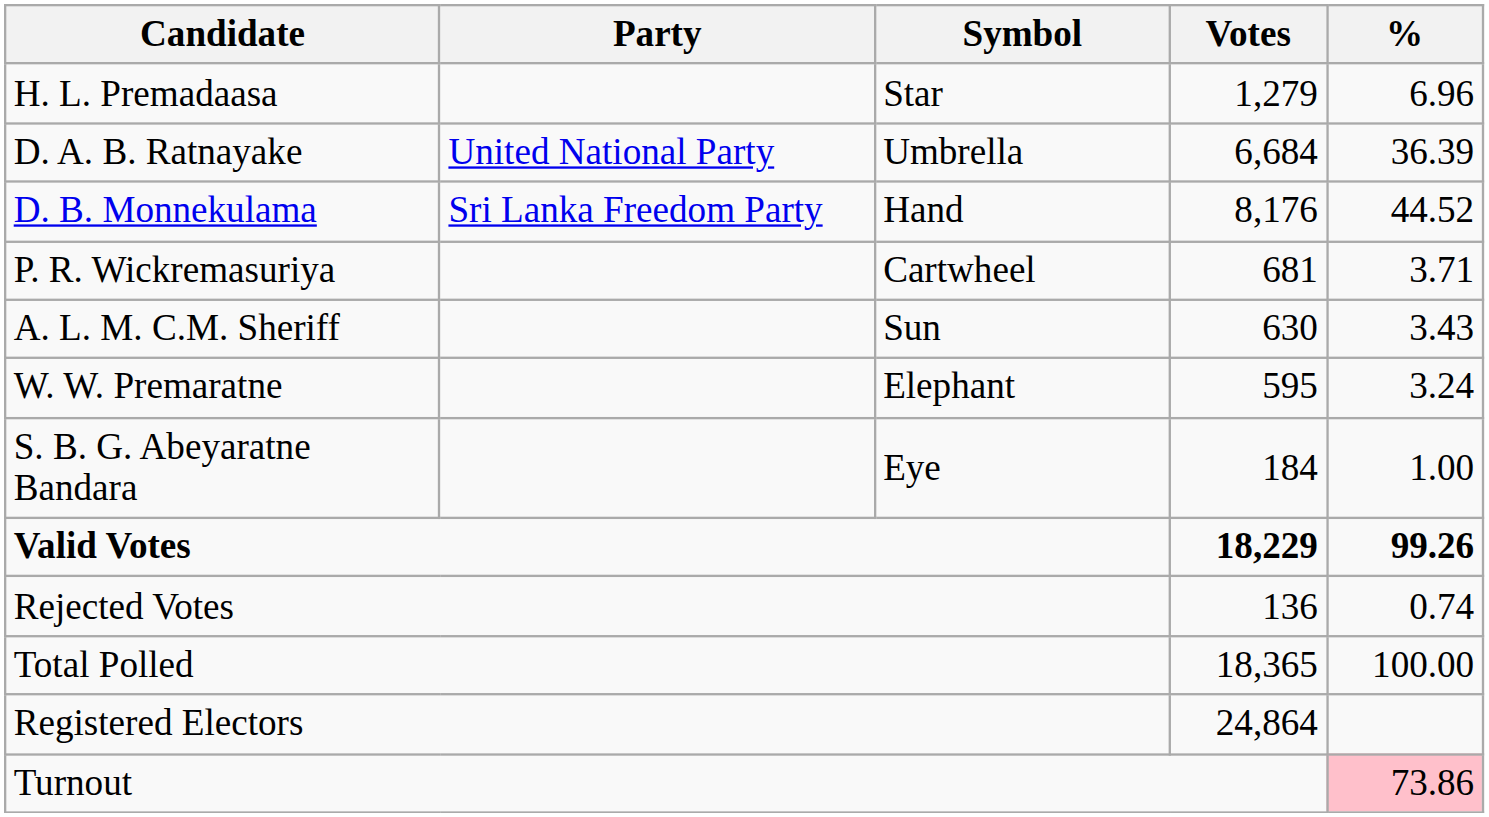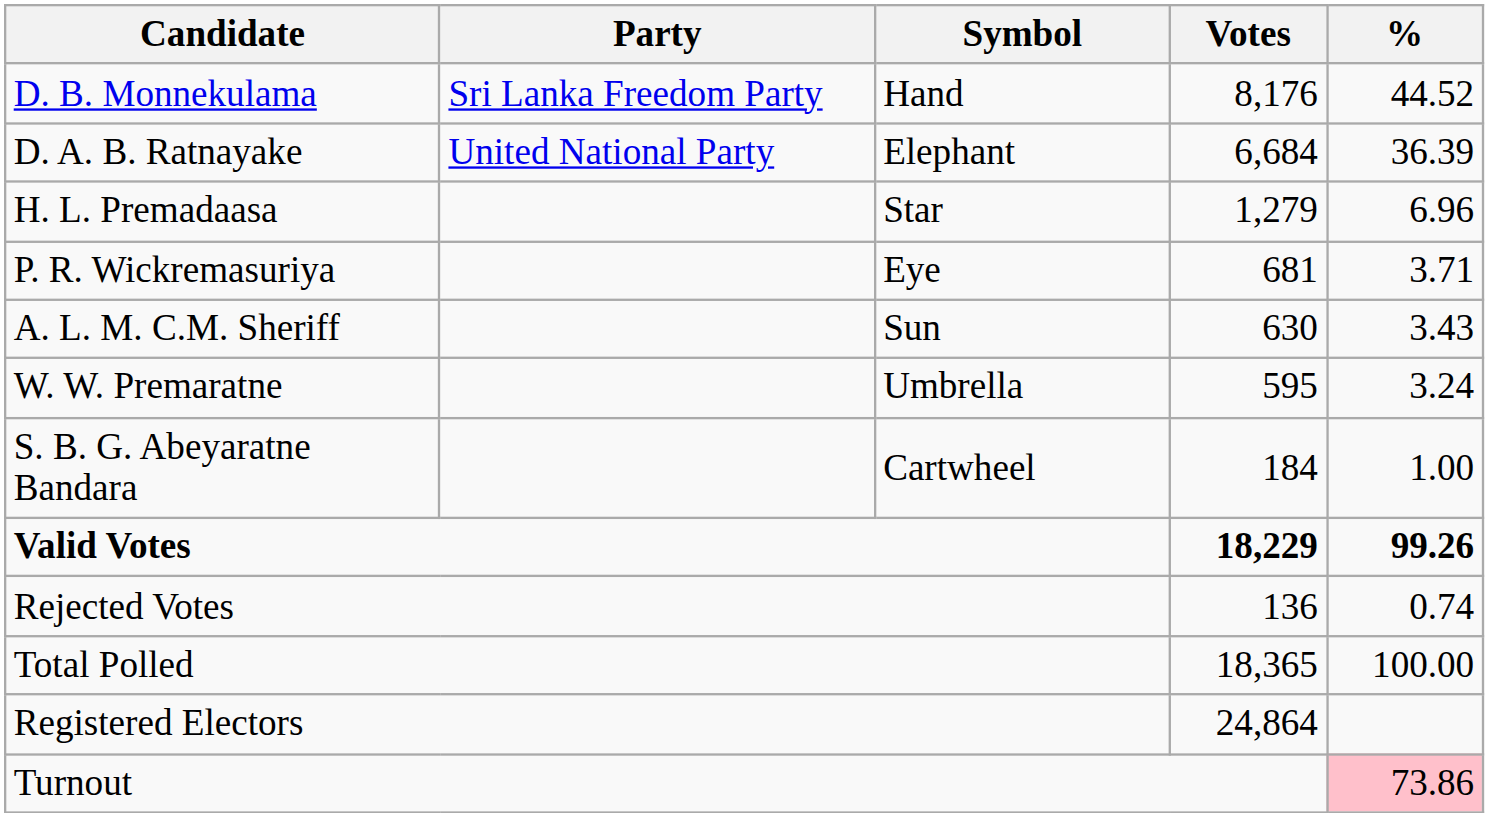rows swapped: (165, 210) <-> (146, 92)
(953, 151) Umbrella -> (949, 151) Elephant
(959, 269) Cartwheel -> (912, 269) Eye
(949, 387) Elephant -> (953, 387) Umbrella
(912, 466) Eye -> (959, 466) Cartwheel
